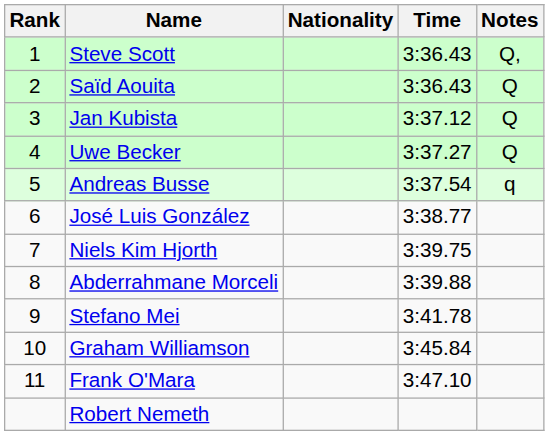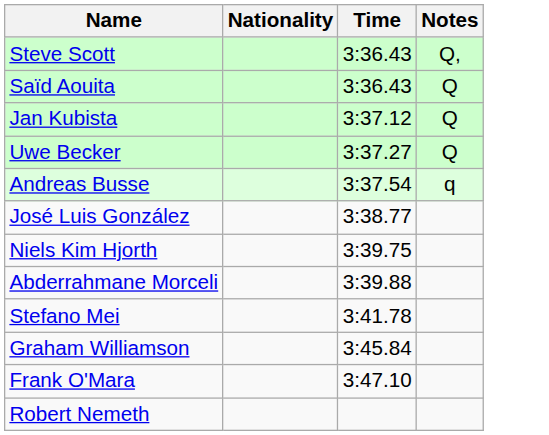- column: (35, 20)
